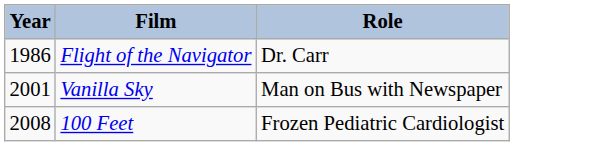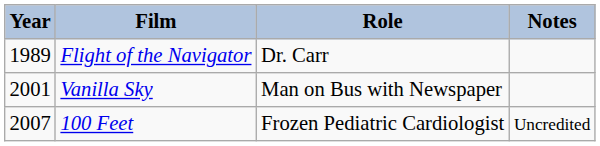+ column: (552, 21)
(30, 55) 1986 -> (30, 55) 1989
(30, 123) 2008 -> (30, 123) 2007
